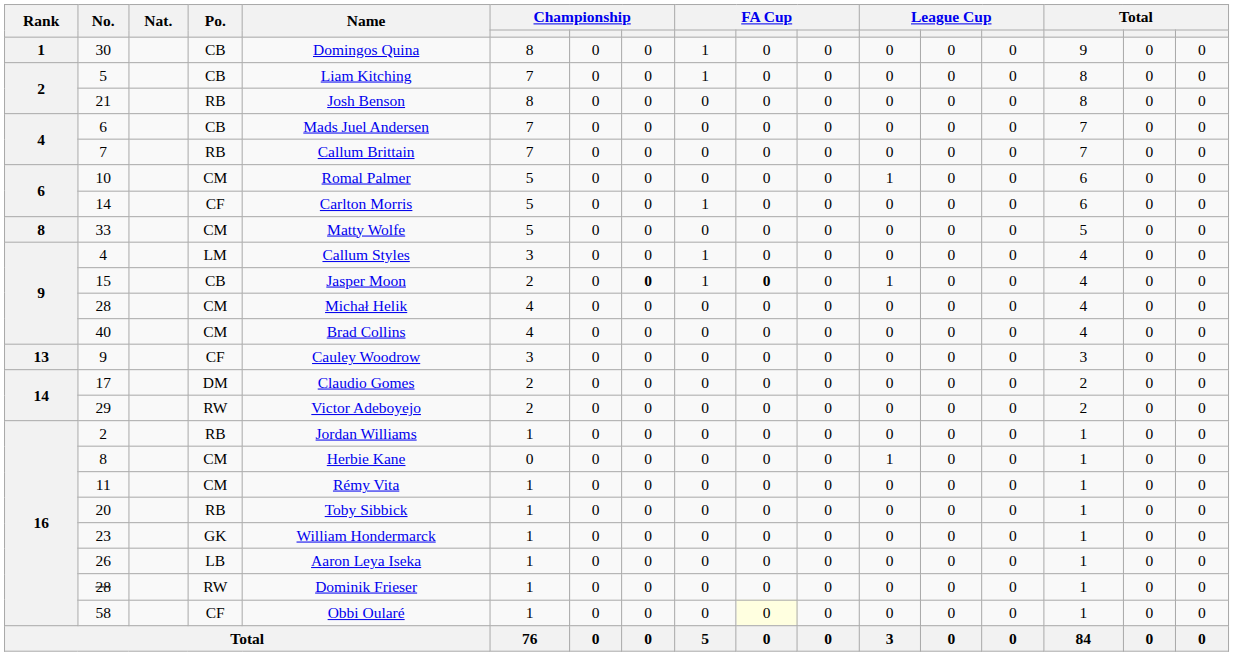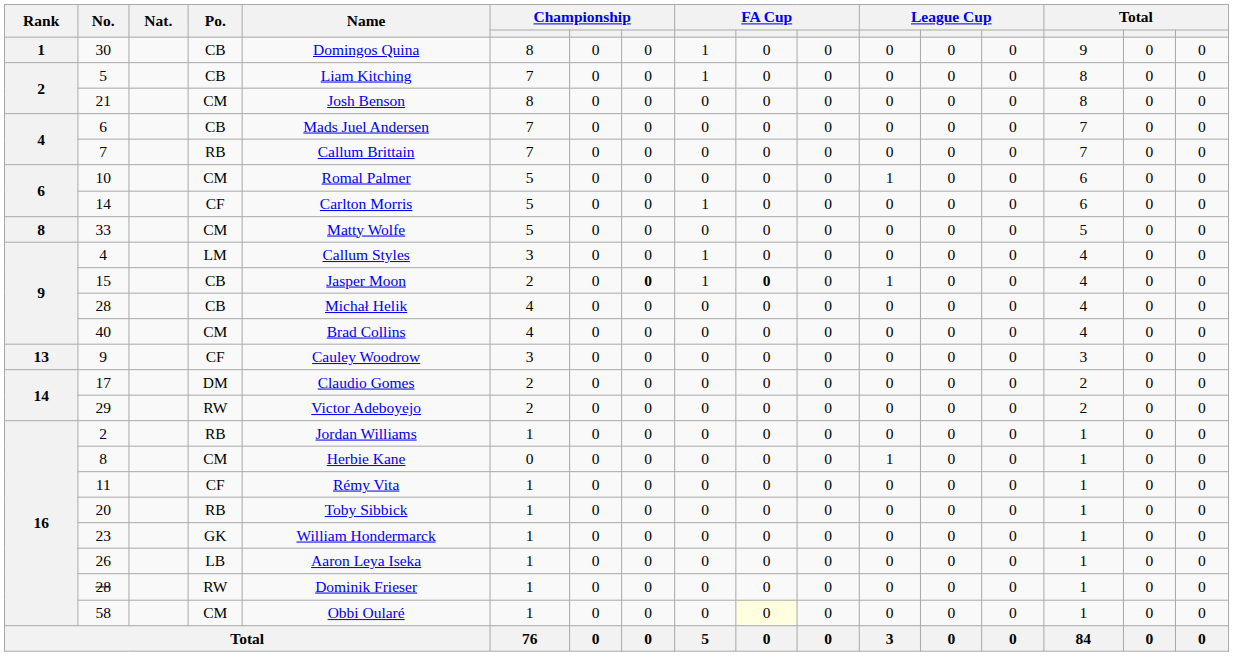(215, 101) RB -> (215, 101) CM
(215, 305) CM -> (215, 305) CB
(215, 484) CM -> (215, 484) CF
(215, 612) CF -> (215, 612) CM
